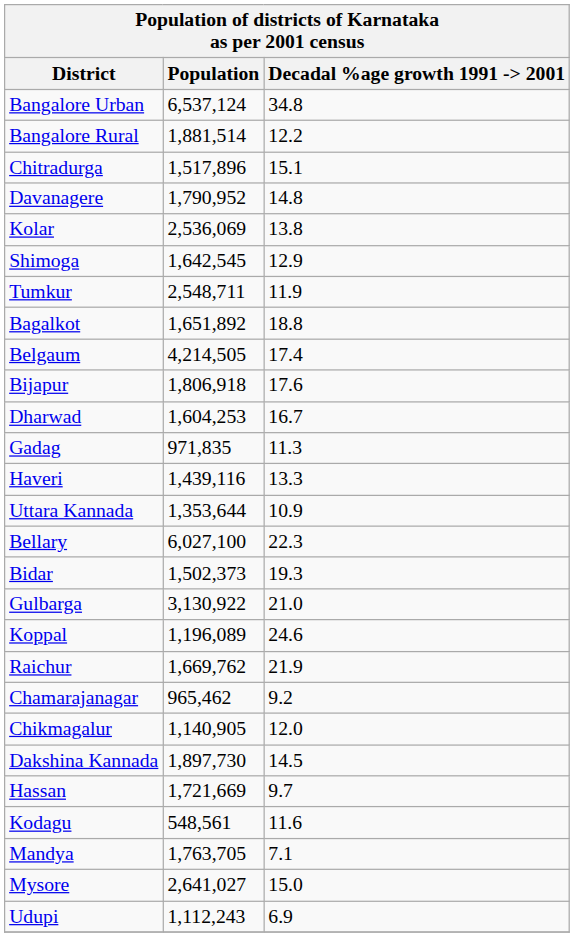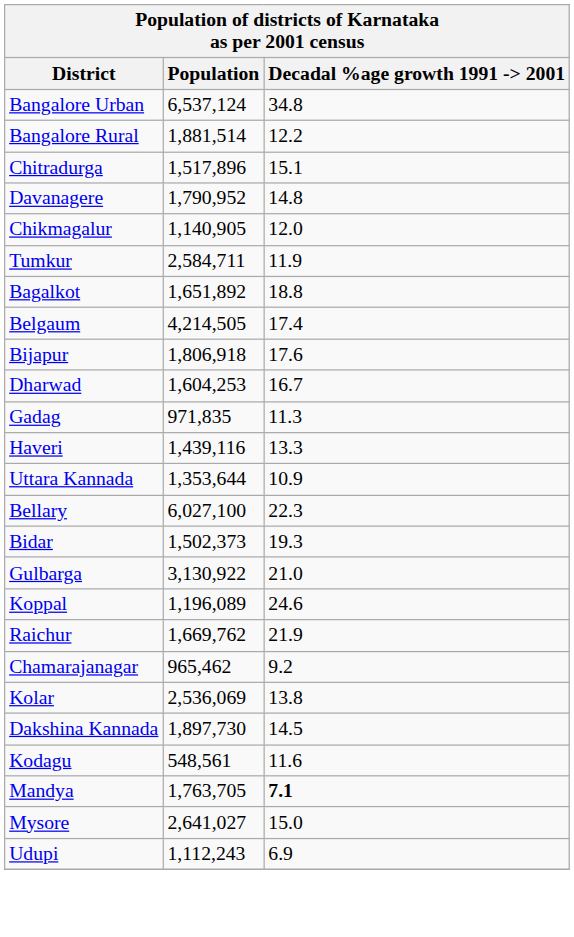rows swapped: (32, 229) <-> (61, 728)
- row: (44, 260)
(206, 291) 2,548,711 -> (206, 260) 2,584,711
- row: (38, 791)
(281, 853) normal -> (281, 791) bold
